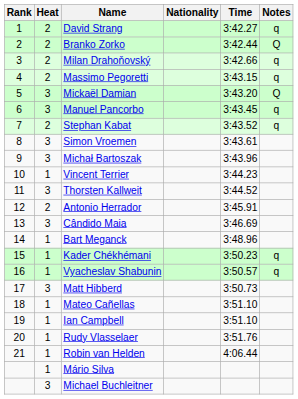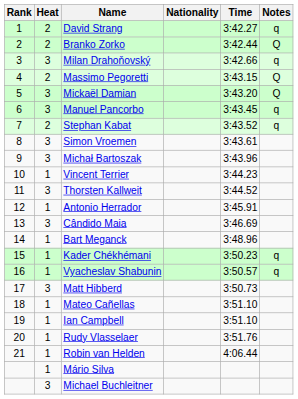(48, 61) 2 -> (48, 61) 3
(276, 77) q -> (276, 77) Q
(48, 207) 2 -> (48, 207) 1
